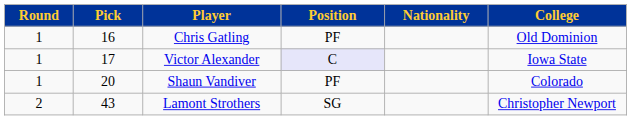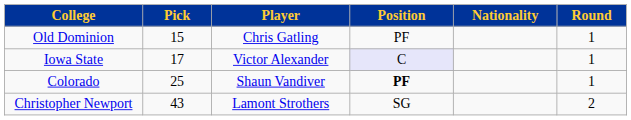columns swapped: (39, 15) <-> (557, 15)
(108, 37) 16 -> (177, 37) 15
(108, 81) 20 -> (177, 81) 25
(333, 81) normal -> (402, 81) bold
